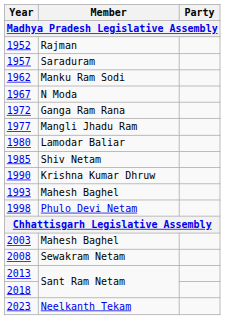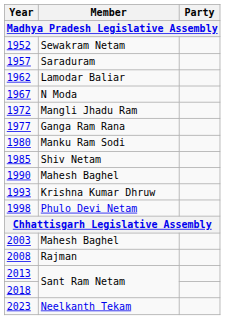(59, 45) Rajman -> (83, 45) Sewakram Netam
(83, 78) Manku Ram Sodi -> (83, 78) Lamodar Baliar
(83, 110) Ganga Ram Rana -> (89, 110) Mangli Jhadu Ram
(89, 127) Mangli Jhadu Ram -> (83, 127) Ganga Ram Rana
(83, 143) Lamodar Baliar -> (83, 143) Manku Ram Sodi
(98, 176) Krishna Kumar Dhruw -> (80, 176) Mahesh Baghel
(80, 192) Mahesh Baghel -> (98, 192) Krishna Kumar Dhruw
(83, 257) Sewakram Netam -> (59, 257) Rajman
